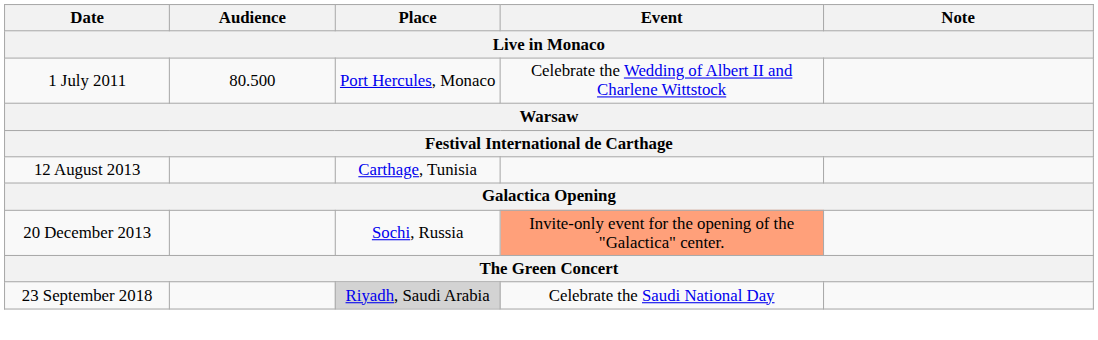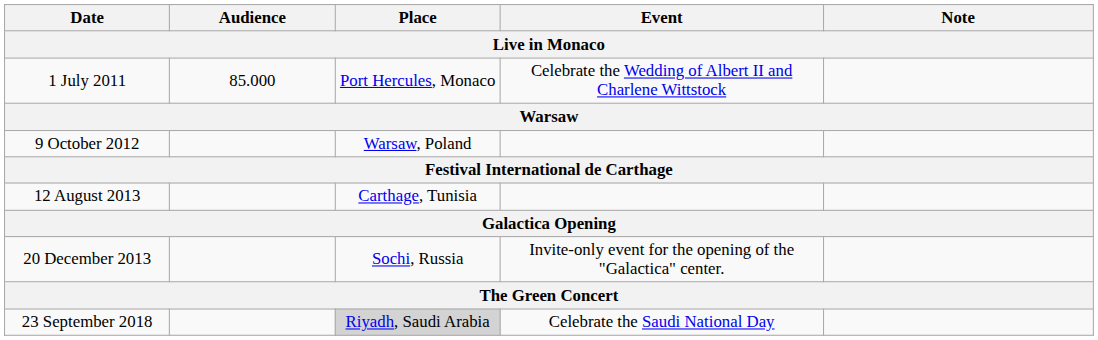(252, 80) 80.500 -> (252, 80) 85.000
+ row: (87, 143)
(662, 232) lightsalmon background -> (662, 259) no background
